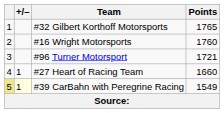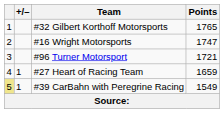(207, 42) 1760 -> (207, 42) 1747
(207, 72) 1660 -> (207, 72) 1659
(19, 87) lightyellow background -> (19, 87) no background
